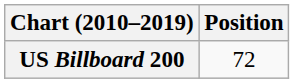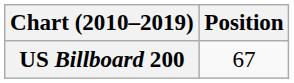(244, 59) 72 -> (244, 59) 67
